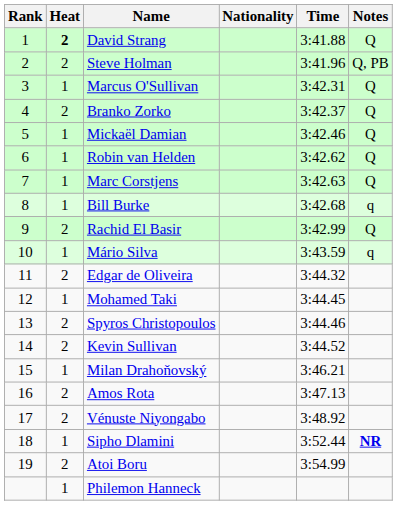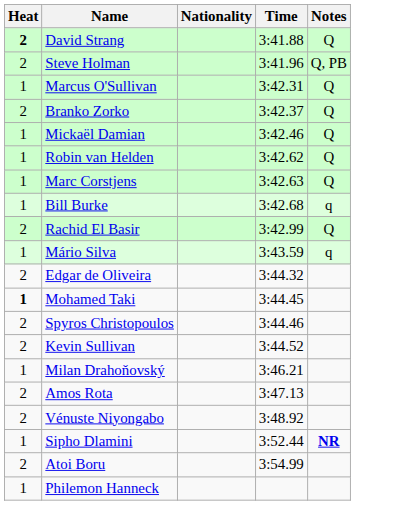- column: (25, 16)
(65, 299) normal -> (23, 299) bold
